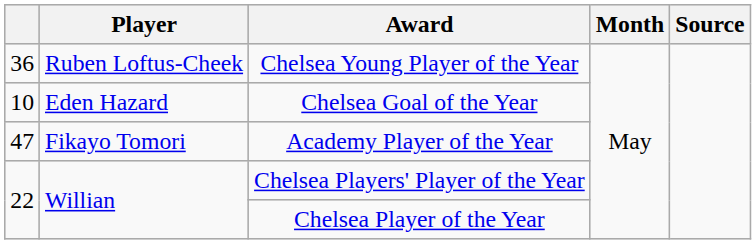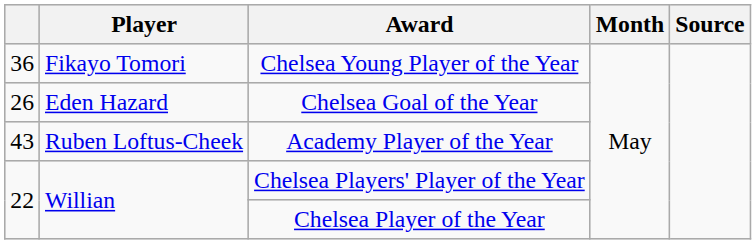(144, 63) Ruben Loftus-Cheek -> (115, 63) Fikayo Tomori
(22, 102) 10 -> (22, 102) 26
(22, 141) 47 -> (22, 141) 43
(115, 141) Fikayo Tomori -> (144, 141) Ruben Loftus-Cheek
